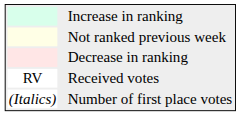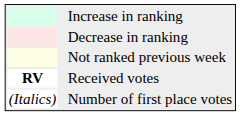rows swapped: (128, 57) <-> (147, 36)
(33, 78) normal -> (33, 78) bold
